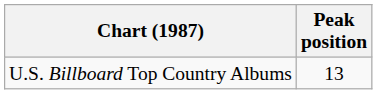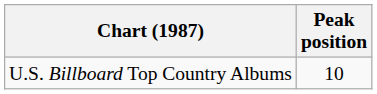(334, 72) 13 -> (334, 72) 10
